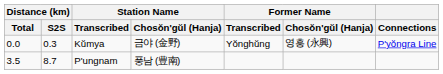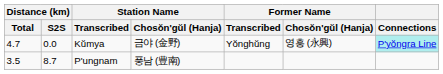(13, 44) 0.0 -> (13, 44) 4.7
(50, 44) 0.3 -> (50, 44) 0.0
(407, 44) no background -> (407, 44) paleturquoise background
